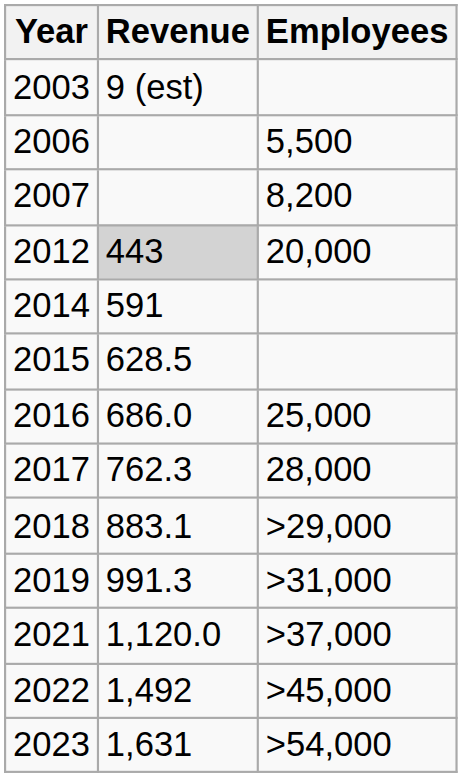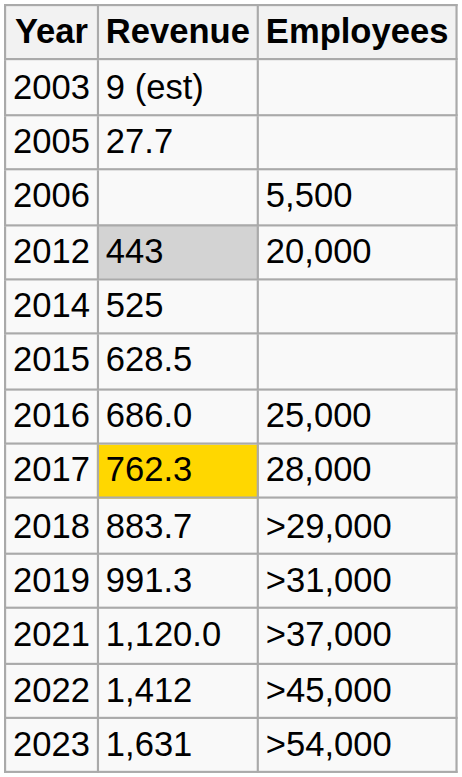+ row: (51, 141)
- row: (51, 196)
(135, 305) 591 -> (135, 305) 525
(149, 470) no background -> (149, 470) gold background
(149, 525) 883.1 -> (149, 525) 883.7
(149, 689) 1,492 -> (149, 689) 1,412
